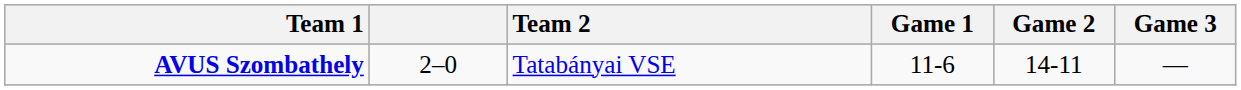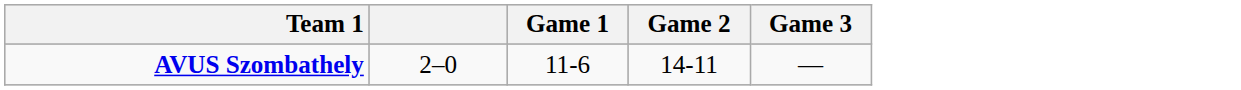- column: (552, 24)
